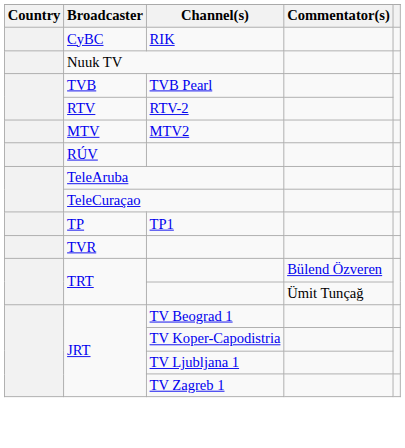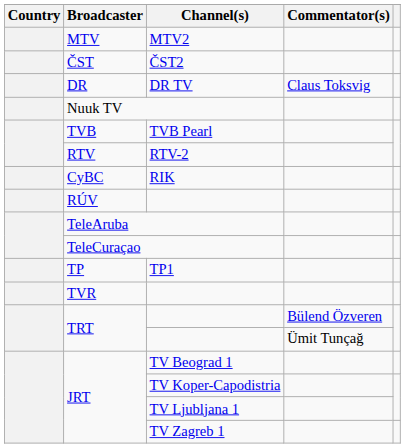rows swapped: (85, 39) <-> (83, 131)
+ row: (80, 62)
+ row: (77, 85)
